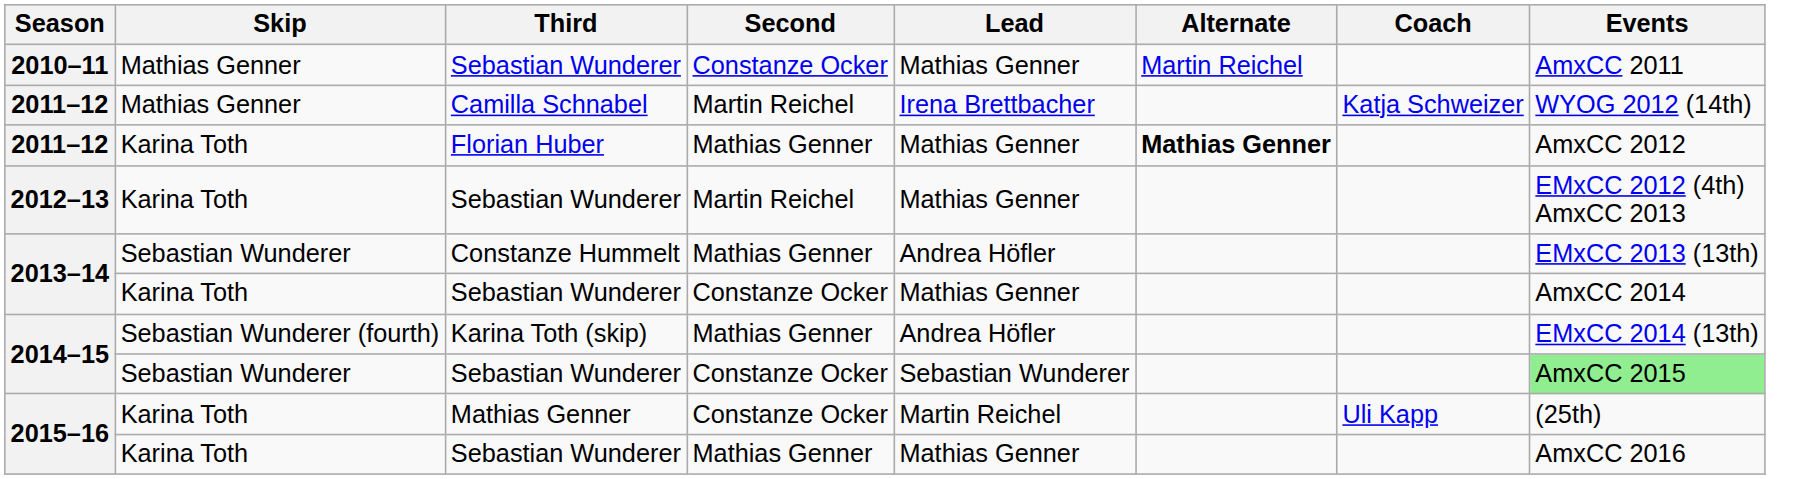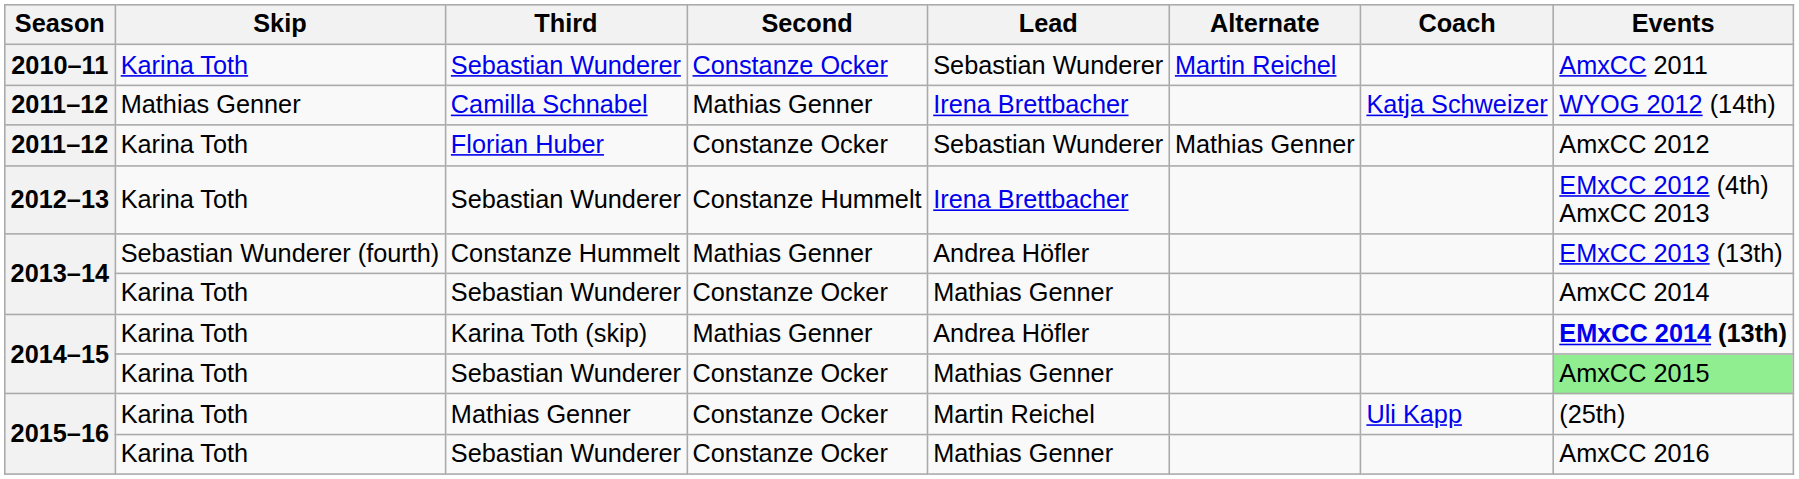(211, 64) Mathias Genner -> (184, 64) Karina Toth
(989, 64) Mathias Genner -> (1048, 64) Sebastian Wunderer
(773, 104) Martin Reichel -> (782, 104) Mathias Genner
(782, 144) Mathias Genner -> (790, 144) Constanze Ocker
(989, 144) Mathias Genner -> (1048, 144) Sebastian Wunderer
(1236, 144) bold -> (1265, 144) normal
(773, 199) Martin Reichel -> (807, 199) Constanze Hummelt
(989, 199) Mathias Genner -> (1031, 199) Irena Brettbacher
(236, 253) Sebastian Wunderer -> (280, 253) Sebastian Wunderer (fourth)
(280, 333) Sebastian Wunderer (fourth) -> (184, 333) Karina Toth
(1647, 333) normal -> (1673, 333) bold
(236, 373) Sebastian Wunderer -> (184, 373) Karina Toth
(1014, 373) Sebastian Wunderer -> (1023, 373) Mathias Genner
(782, 453) Mathias Genner -> (790, 453) Constanze Ocker
